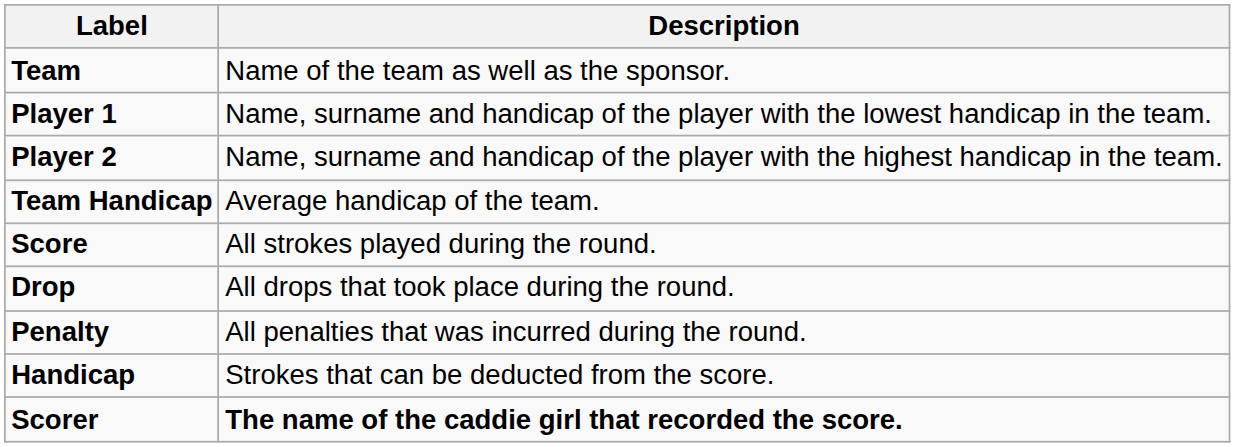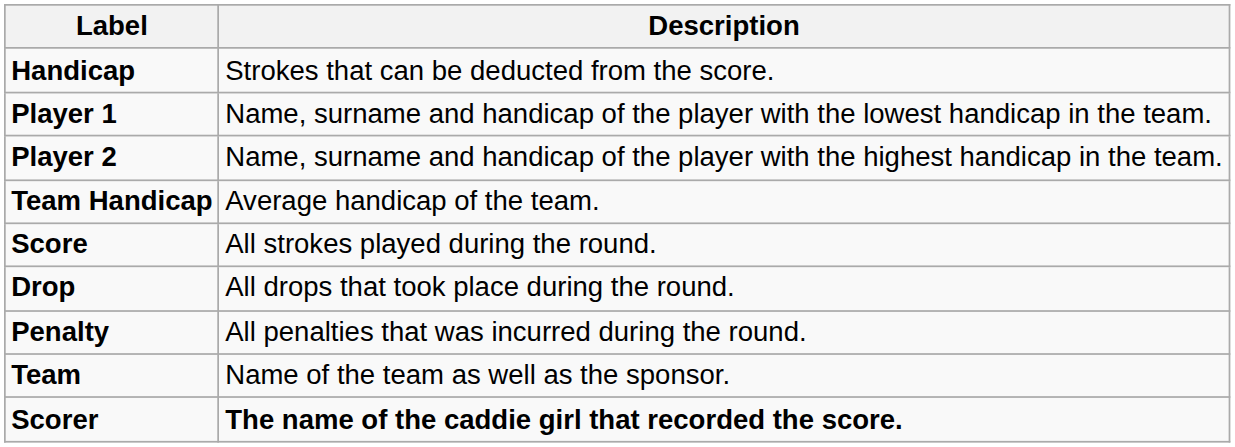rows swapped: (46, 69) <-> (73, 375)
